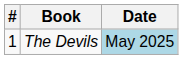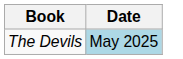- column: (12, 16)
